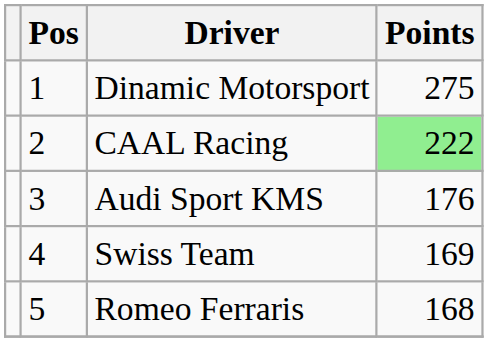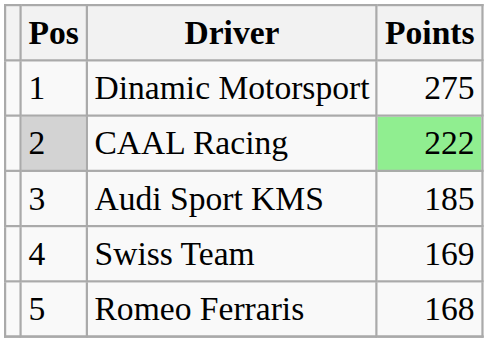(37, 143) no background -> (37, 143) lightgrey background
(449, 198) 176 -> (449, 198) 185
